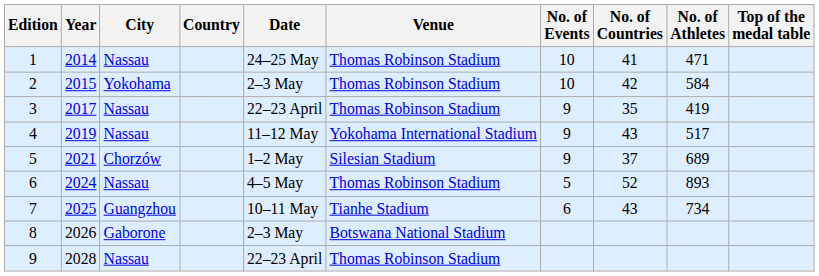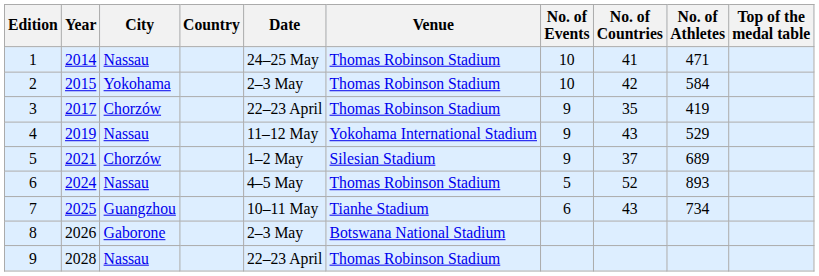(126, 109) Nassau -> (132, 109) Chorzów
(698, 134) 517 -> (698, 134) 529
